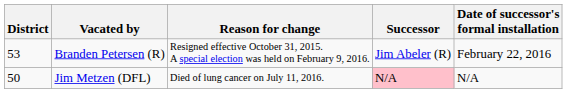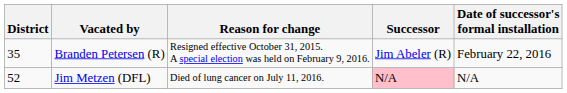(14, 53) 53 -> (14, 53) 35
(14, 78) 50 -> (14, 78) 52
